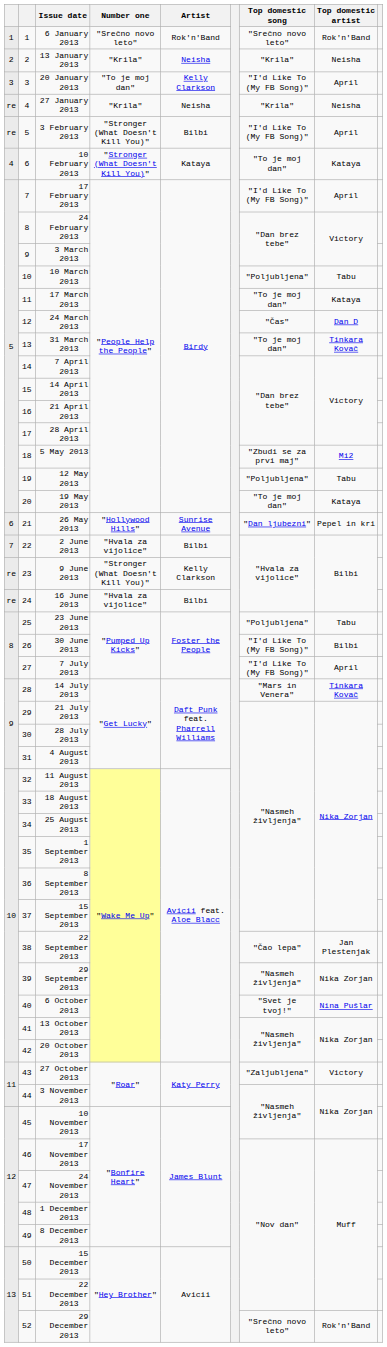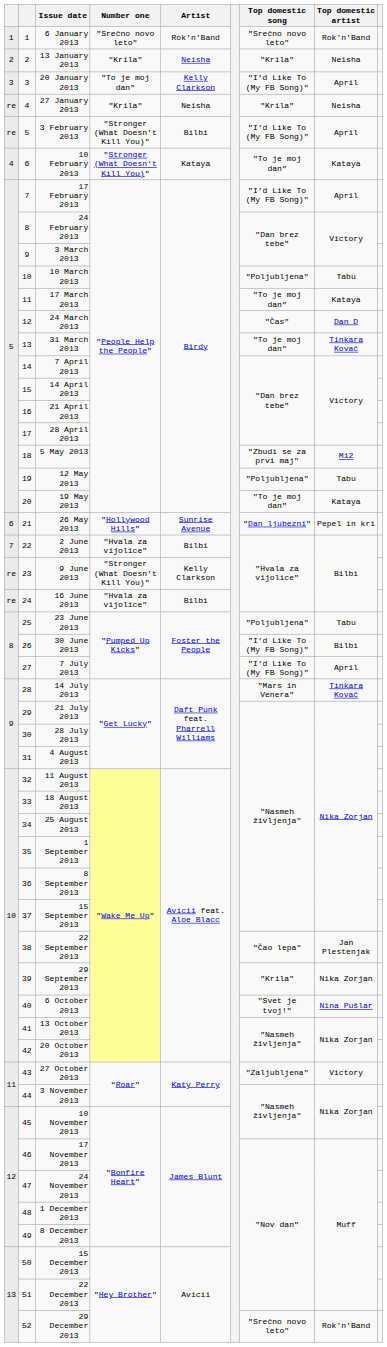(277, 979) "Nasmeh življenja" -> (277, 979) "Krila"
